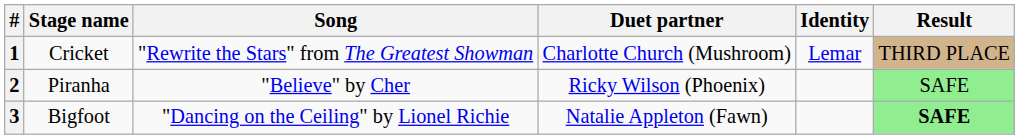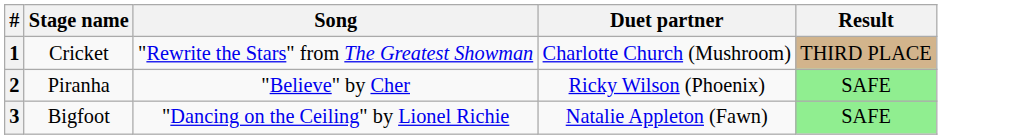- column: (835, 20)
(944, 117) bold -> (866, 117) normal
